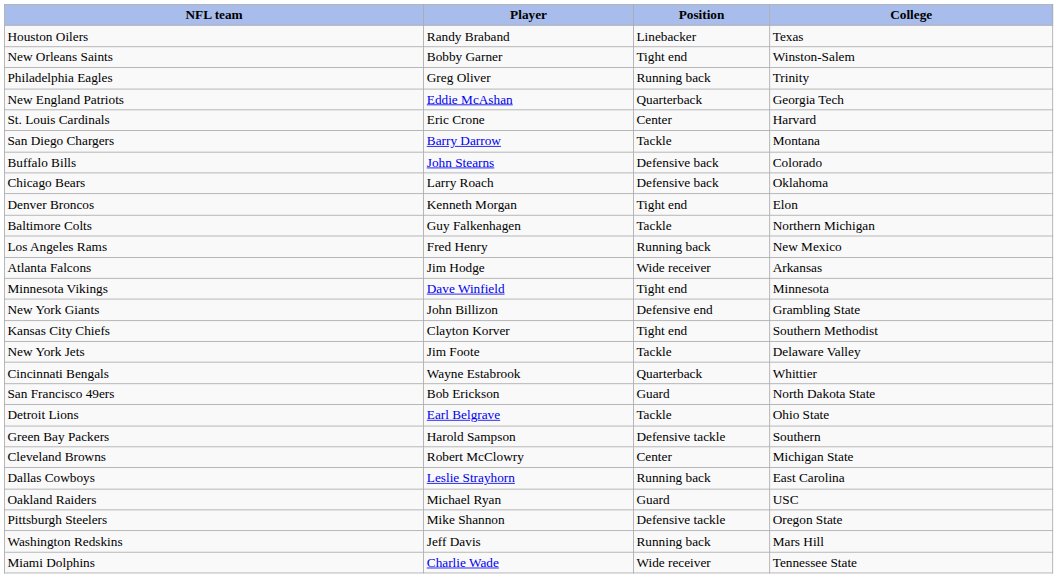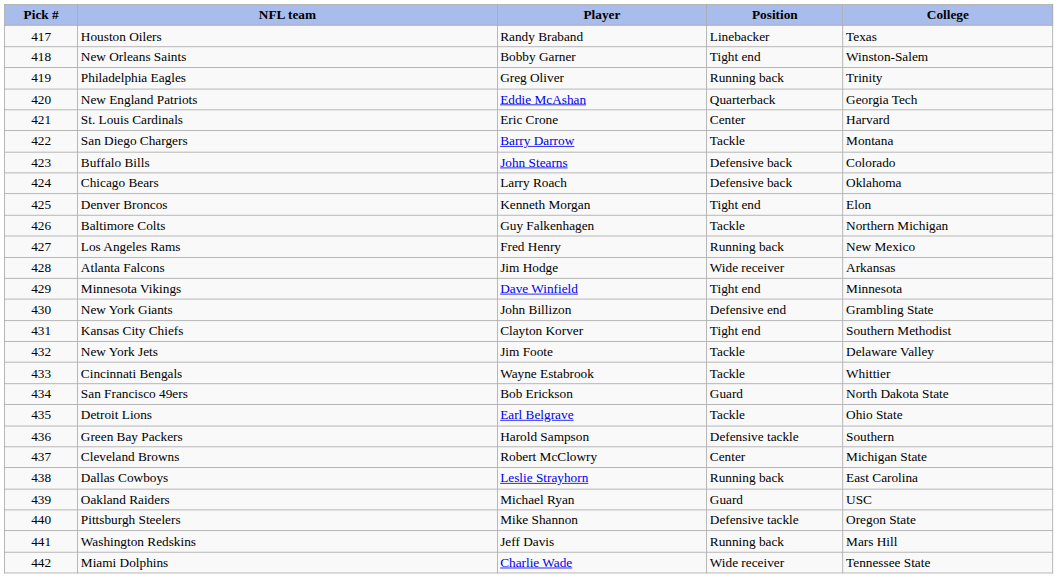+ column: (41, 15)
(669, 373) Quarterback -> (727, 373) Tackle
